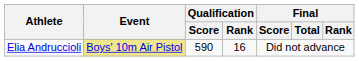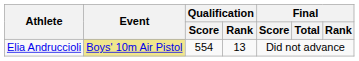(204, 48) 590 -> (204, 48) 554
(240, 48) 16 -> (240, 48) 13
